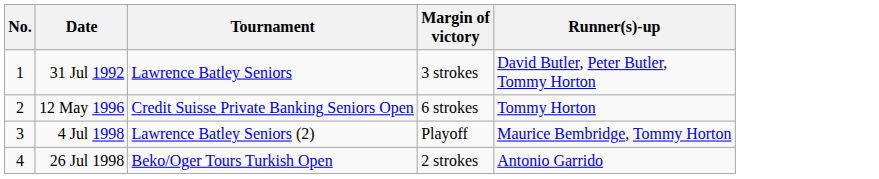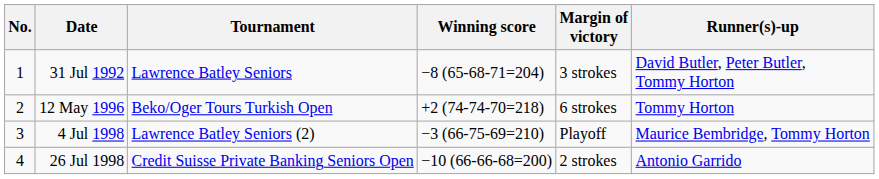+ column: (487, 27)
(273, 108) Credit Suisse Private Banking Seniors Open -> (232, 108) Beko/Oger Tours Turkish Open
(232, 160) Beko/Oger Tours Turkish Open -> (273, 160) Credit Suisse Private Banking Seniors Open
